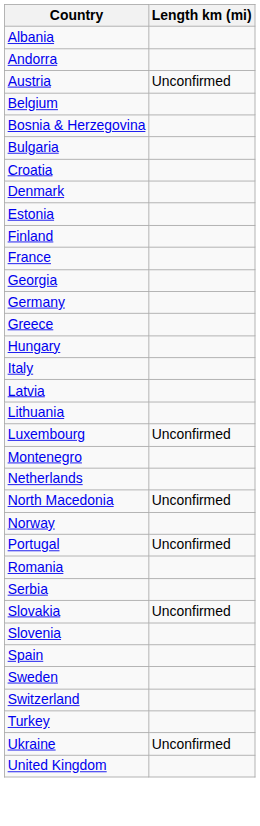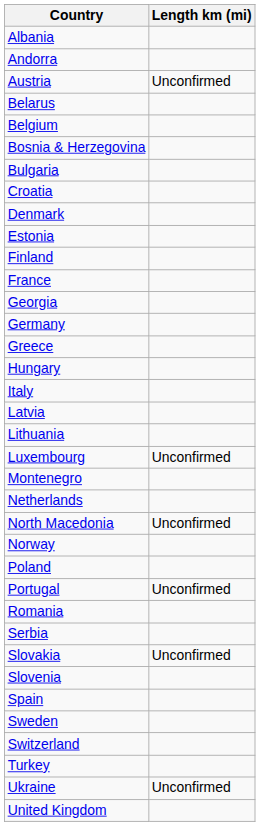+ row: (31, 103)
+ row: (29, 567)
